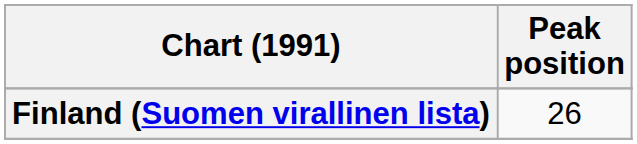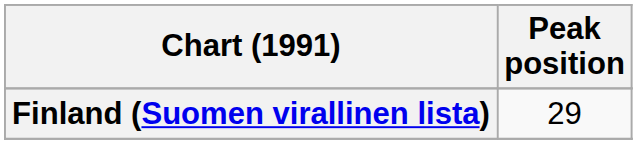(565, 113) 26 -> (565, 113) 29
